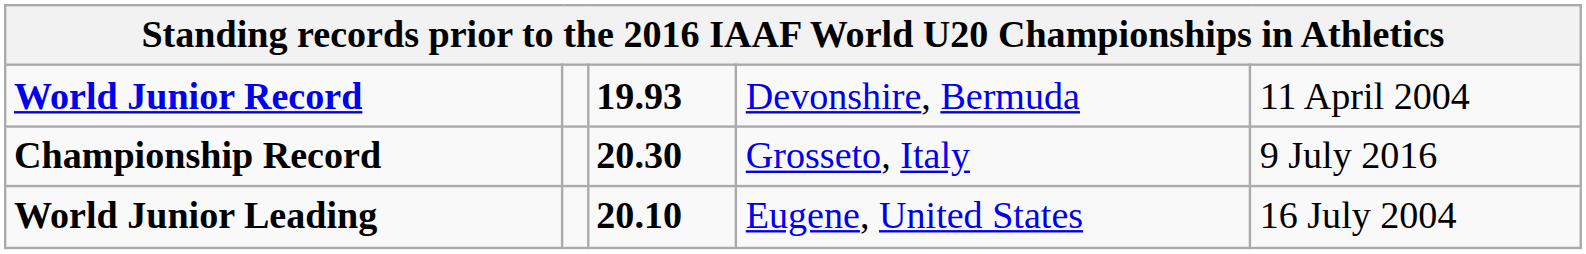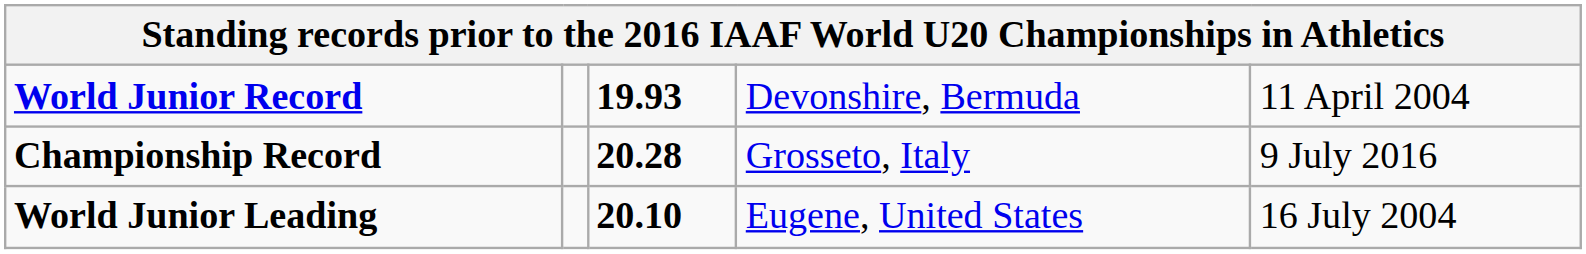(639, 155) 20.30 -> (639, 155) 20.28
